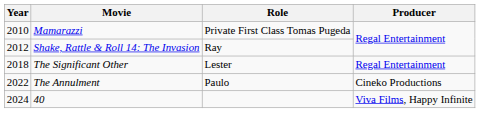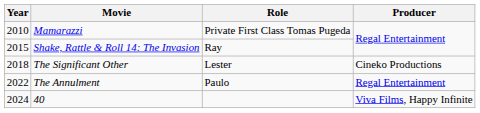(18, 47) 2012 -> (18, 47) 2015
(400, 64) Regal Entertainment -> (399, 64) Cineko Productions
(399, 82) Cineko Productions -> (400, 82) Regal Entertainment
